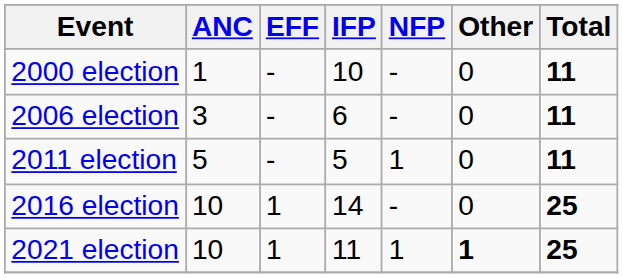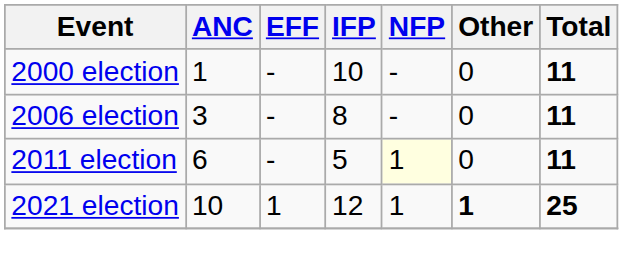(340, 116) 6 -> (340, 116) 8
(200, 160) 5 -> (200, 160) 6
(397, 160) no background -> (397, 160) lightyellow background
- row: (95, 205)
(347, 250) 11 -> (348, 205) 12
